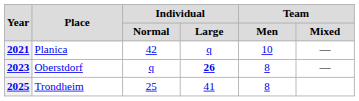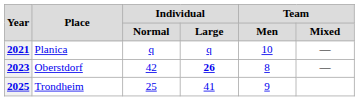(151, 49) 42 -> (151, 49) q
(151, 68) q -> (151, 68) 42
(267, 86) 8 -> (267, 86) 9
